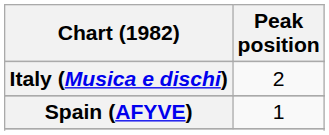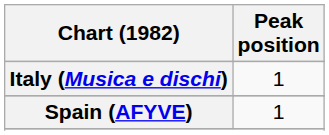(279, 78) 2 -> (279, 78) 1
